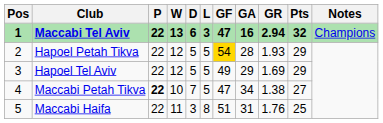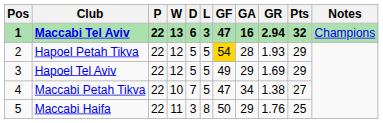(158, 90) bold -> (158, 90) normal
(224, 109) 51 -> (224, 109) 50
(247, 109) 31 -> (247, 109) 29
